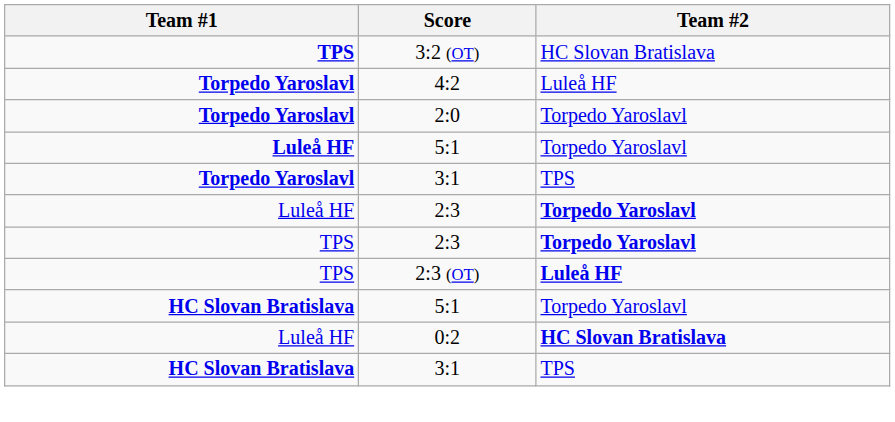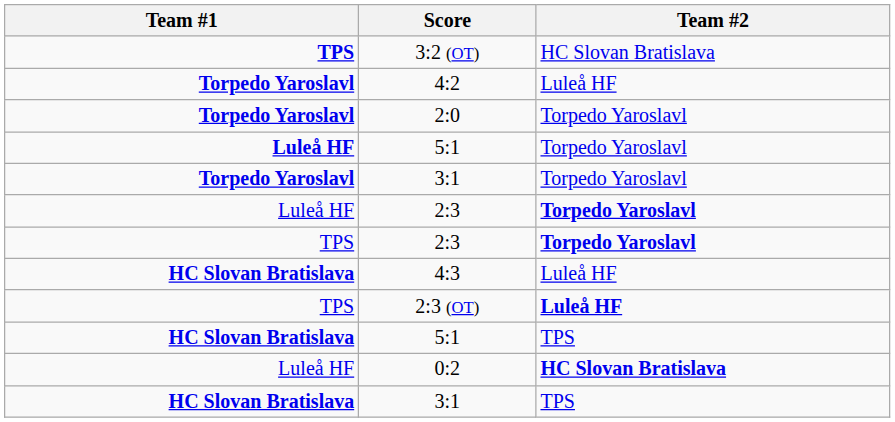(558, 178) TPS -> (614, 178) Torpedo Yaroslavl
+ row: (261, 274)
(614, 305) Torpedo Yaroslavl -> (558, 337) TPS
